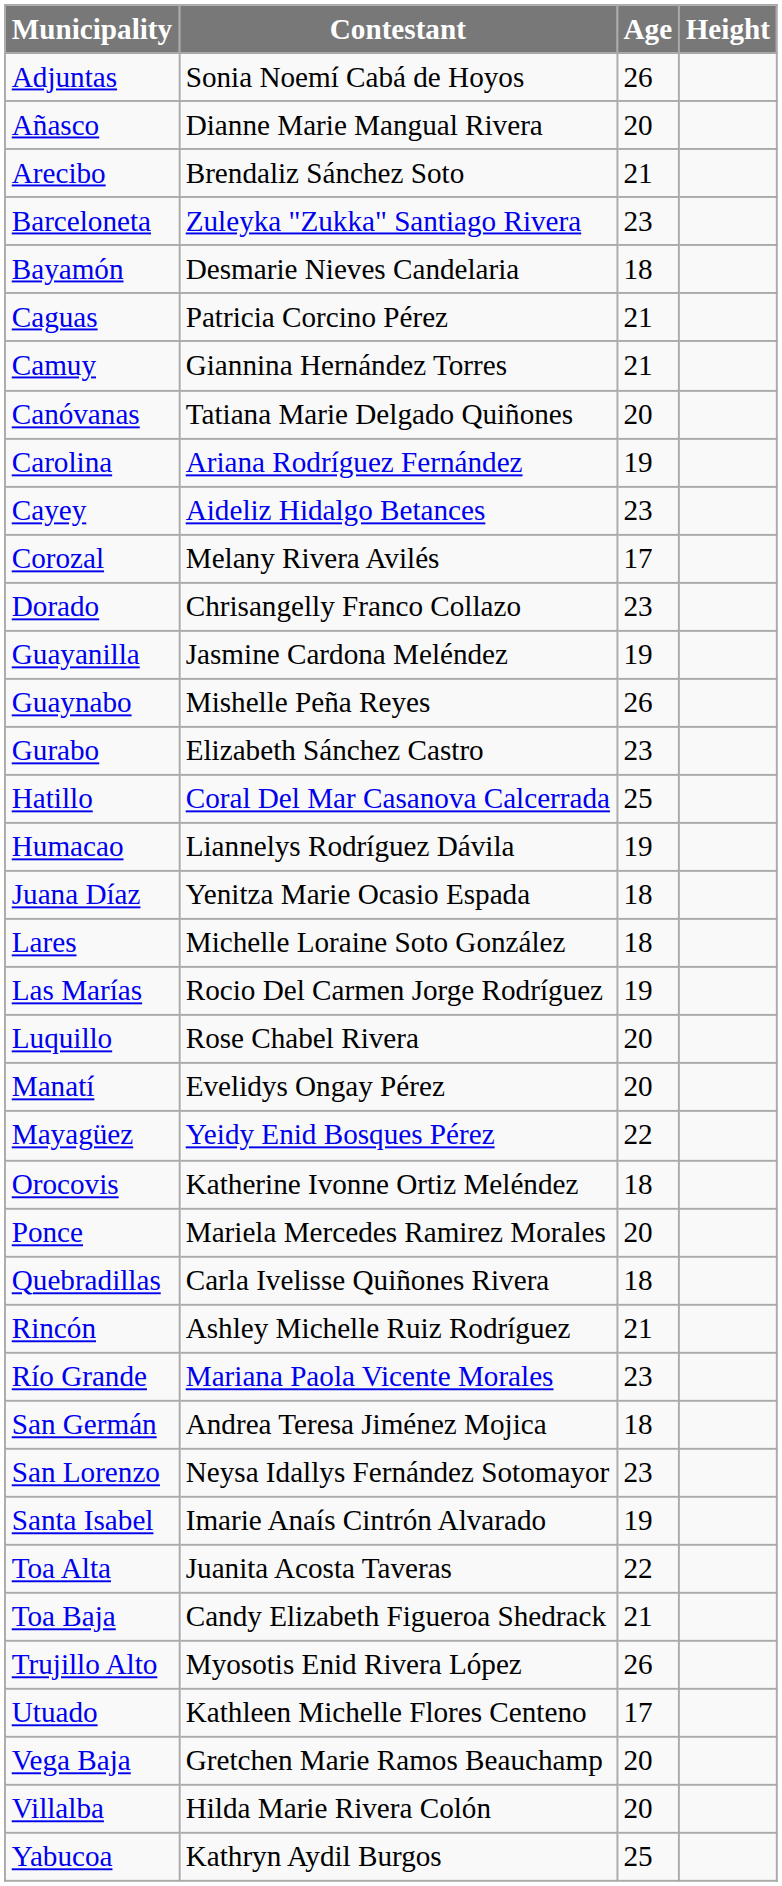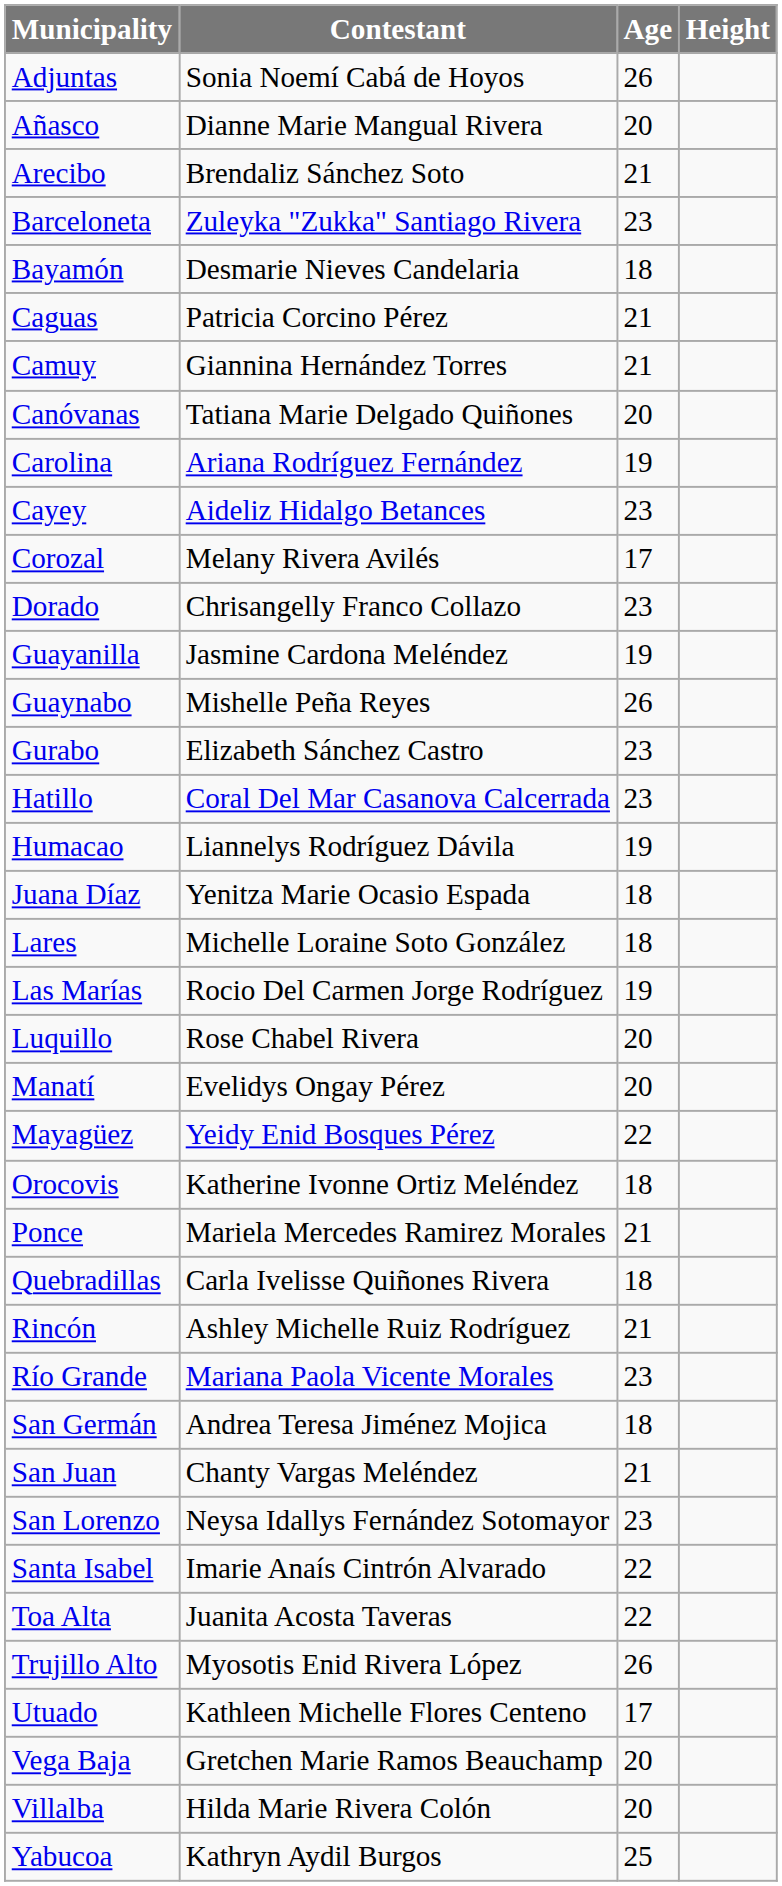(638, 798) 25 -> (638, 798) 23
(638, 1231) 20 -> (638, 1231) 21
+ row: (64, 1472)
(638, 1520) 19 -> (638, 1568) 22
- row: (64, 1616)
